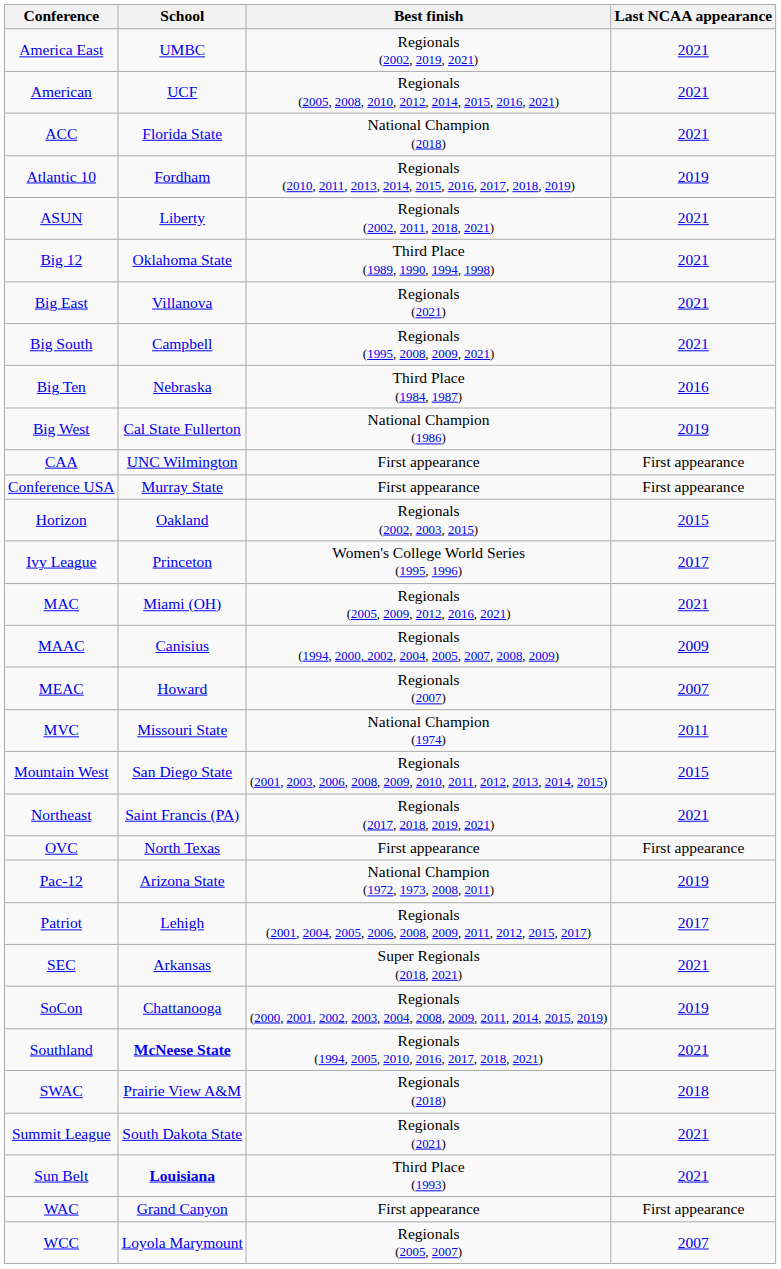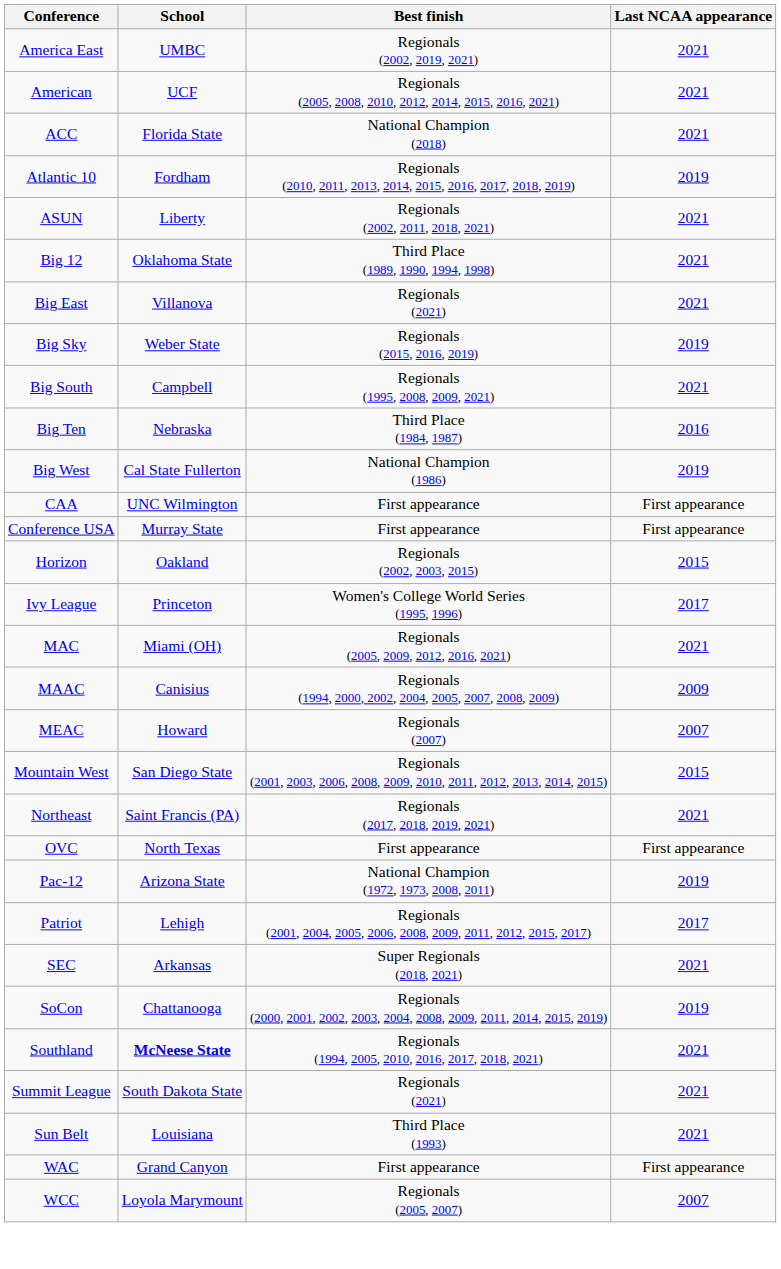+ row: (61, 344)
- row: (61, 730)
- row: (61, 1091)
(182, 1175) bold -> (182, 1133) normal
